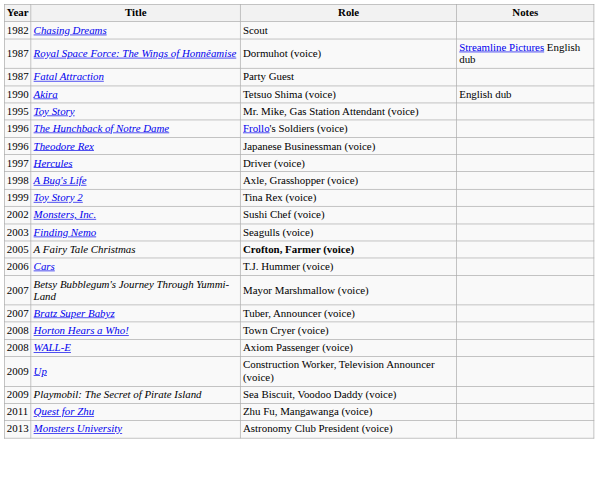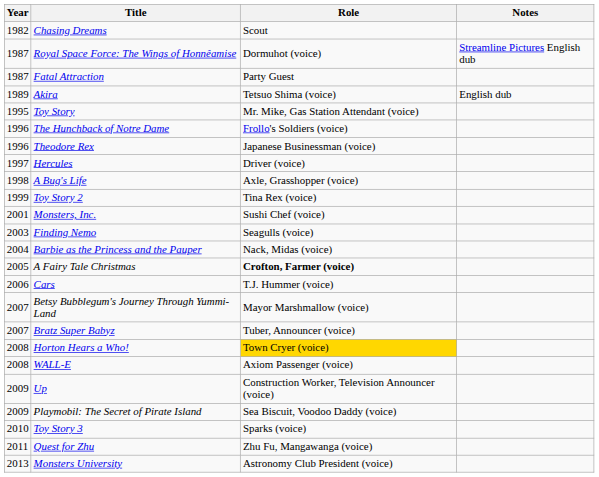(18, 94) 1990 -> (18, 94) 1989
(18, 215) 2002 -> (18, 215) 2001
+ row: (118, 249)
(286, 330) no background -> (286, 348) gold background
+ row: (58, 429)
